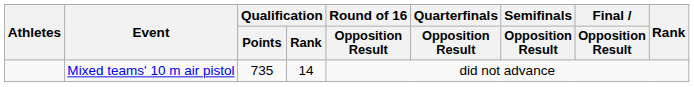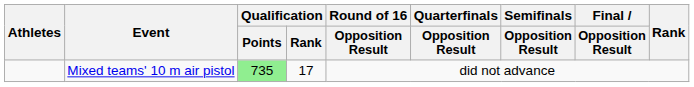(262, 71) no background -> (262, 71) lightgreen background
(306, 71) 14 -> (306, 71) 17
